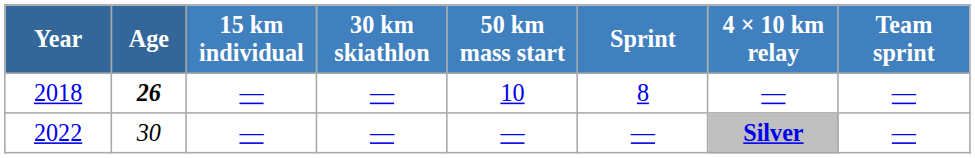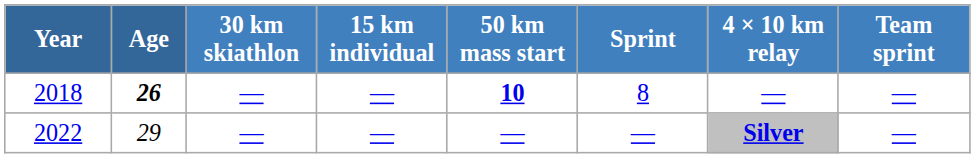columns swapped: (251, 38) <-> (382, 38)
(512, 93) normal -> (512, 93) bold
(149, 132) 30 -> (149, 132) 29
